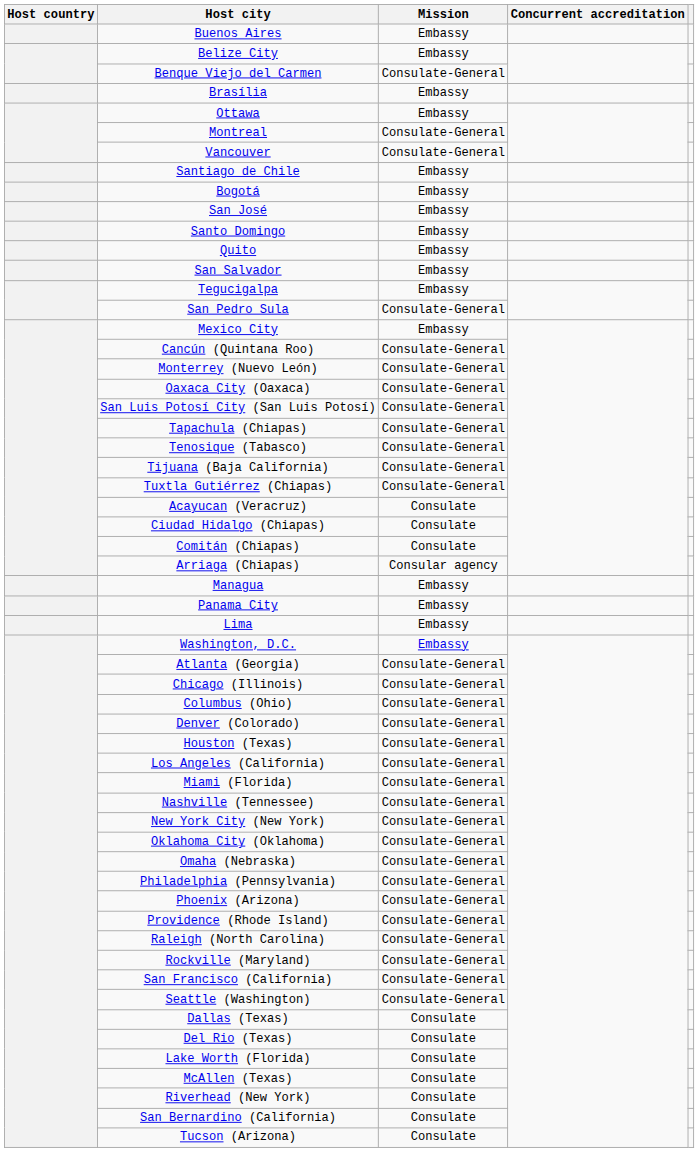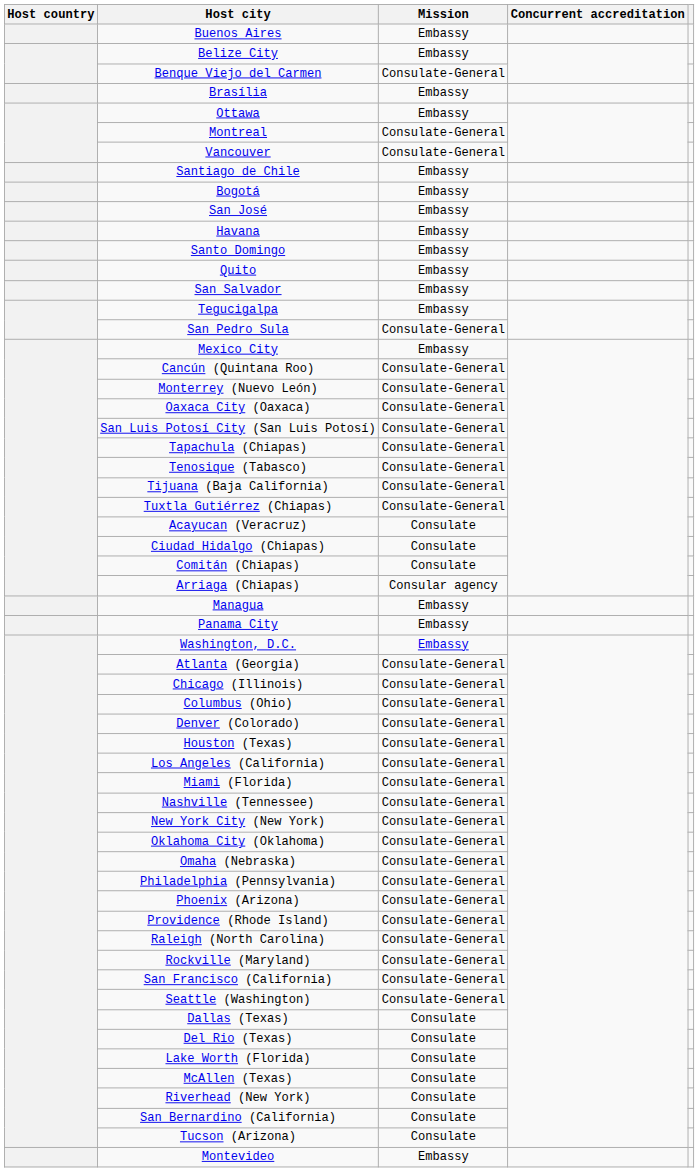+ row: (238, 231)
- row: (238, 625)
+ row: (238, 1157)
